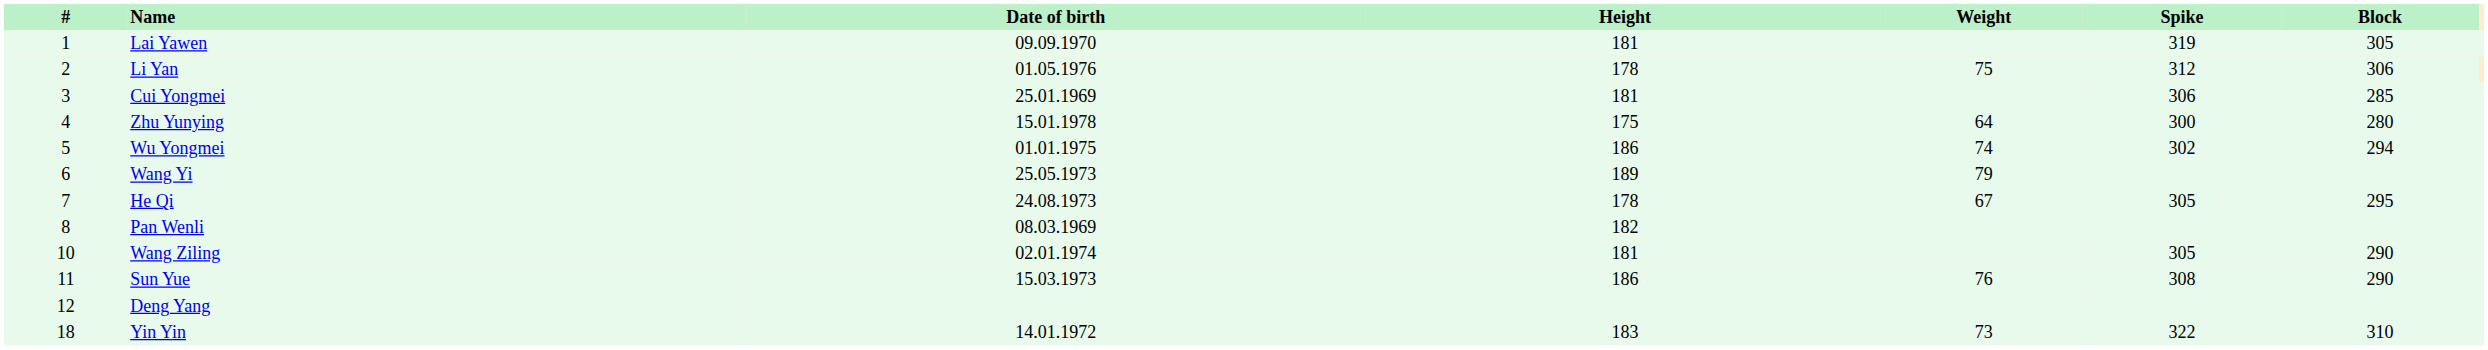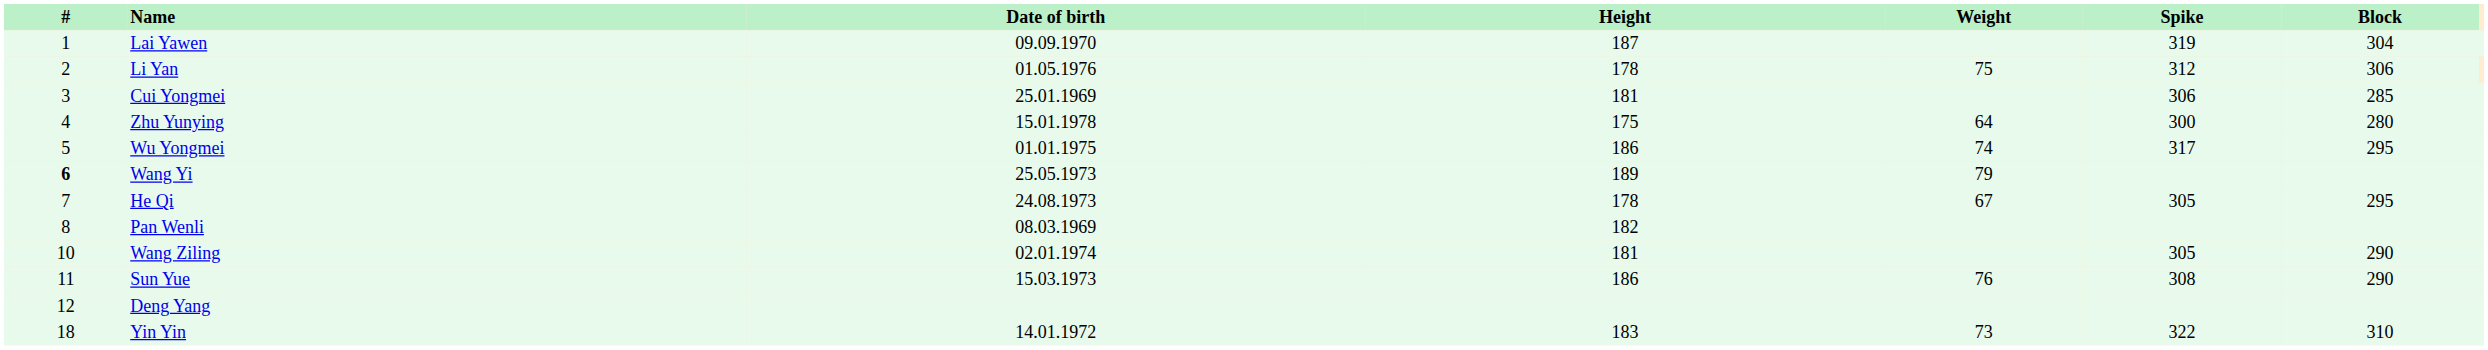(1625, 43) 181 -> (1625, 43) 187
(2380, 43) 305 -> (2380, 43) 304
(2182, 148) 302 -> (2182, 148) 317
(2380, 148) 294 -> (2380, 148) 295
(66, 174) normal -> (66, 174) bold
